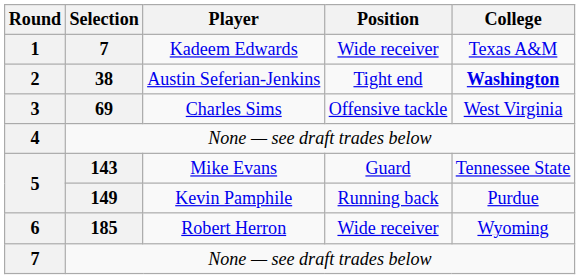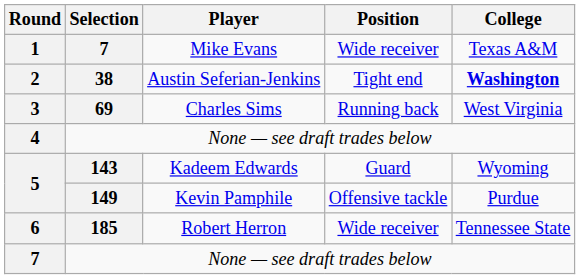(234, 49) Kadeem Edwards -> (234, 49) Mike Evans
(388, 109) Offensive tackle -> (388, 109) Running back
(234, 168) Mike Evans -> (234, 168) Kadeem Edwards
(513, 168) Tennessee State -> (513, 168) Wyoming
(388, 198) Running back -> (388, 198) Offensive tackle
(513, 228) Wyoming -> (513, 228) Tennessee State
